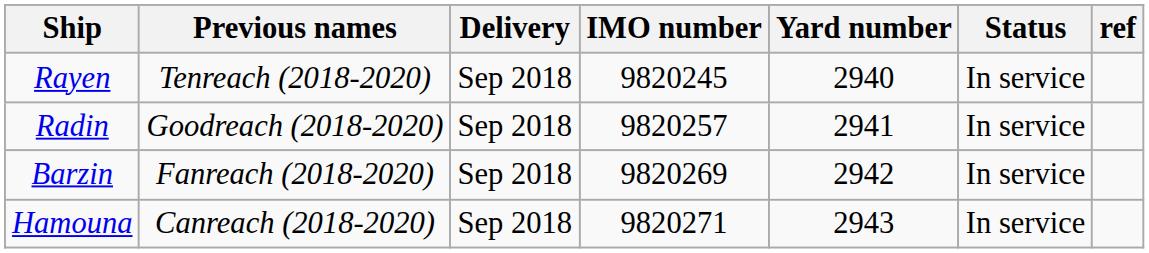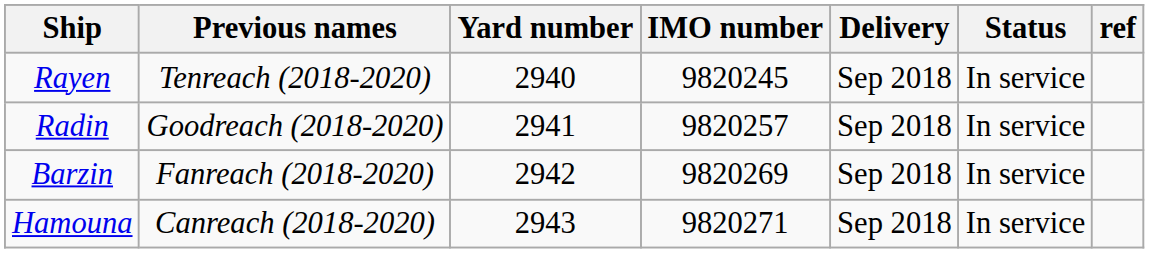columns swapped: (864, 28) <-> (515, 28)
